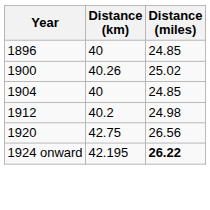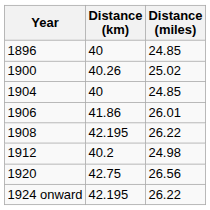+ row: (22, 112)
+ row: (22, 133)
(165, 153) bold -> (165, 194) normal
